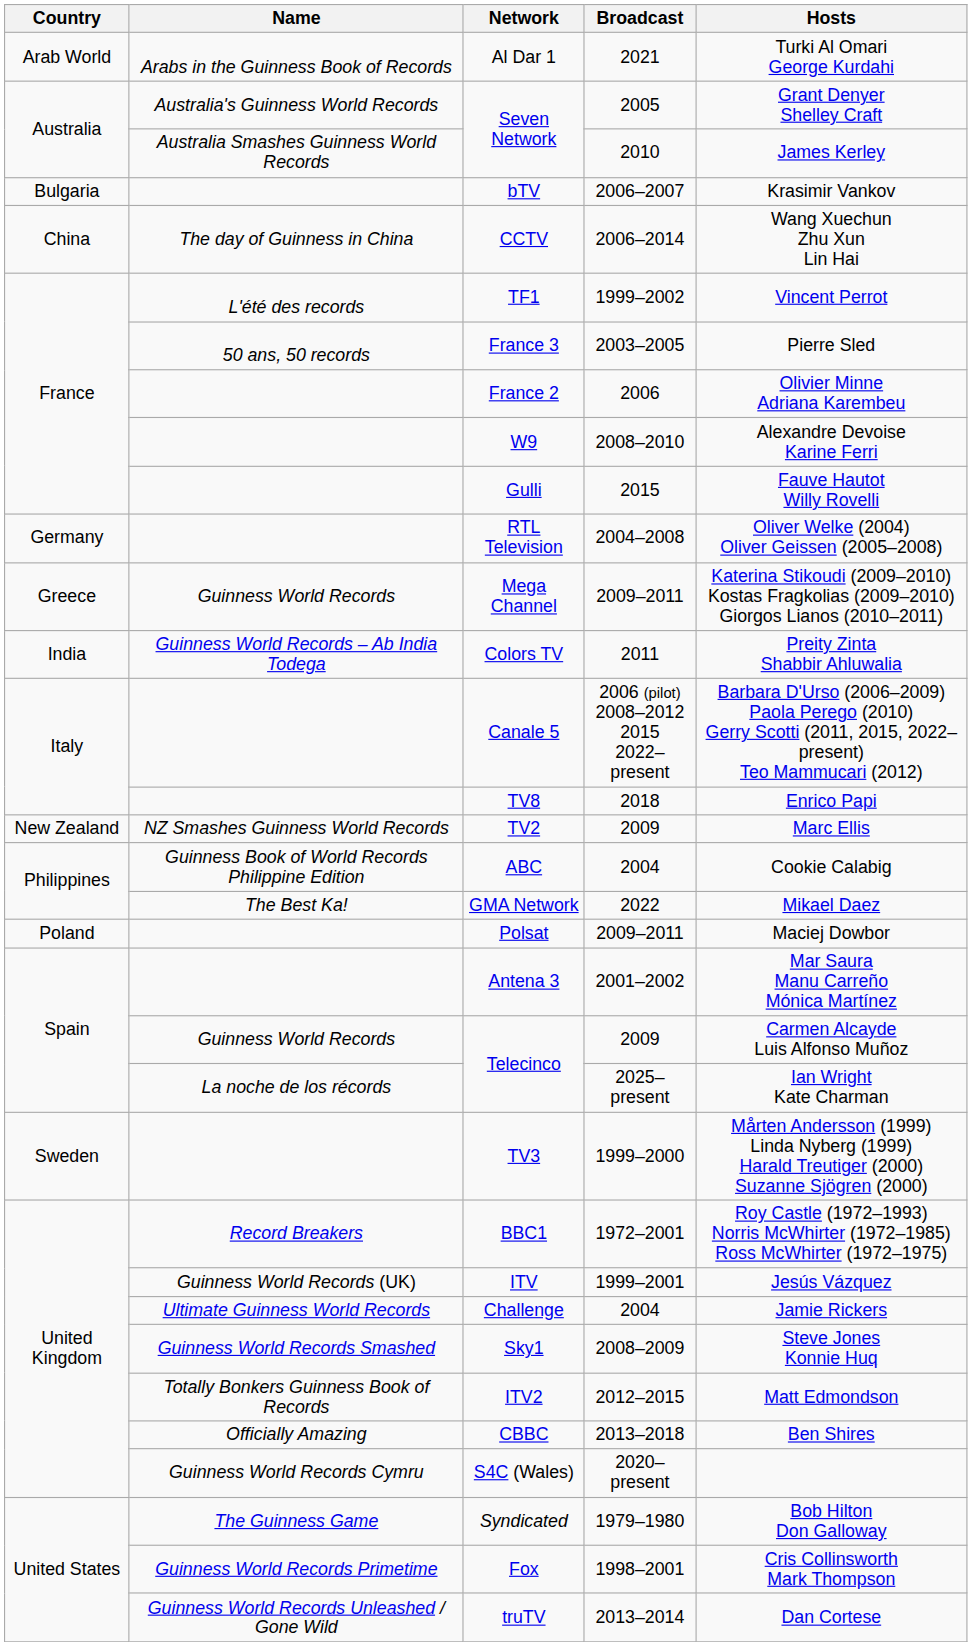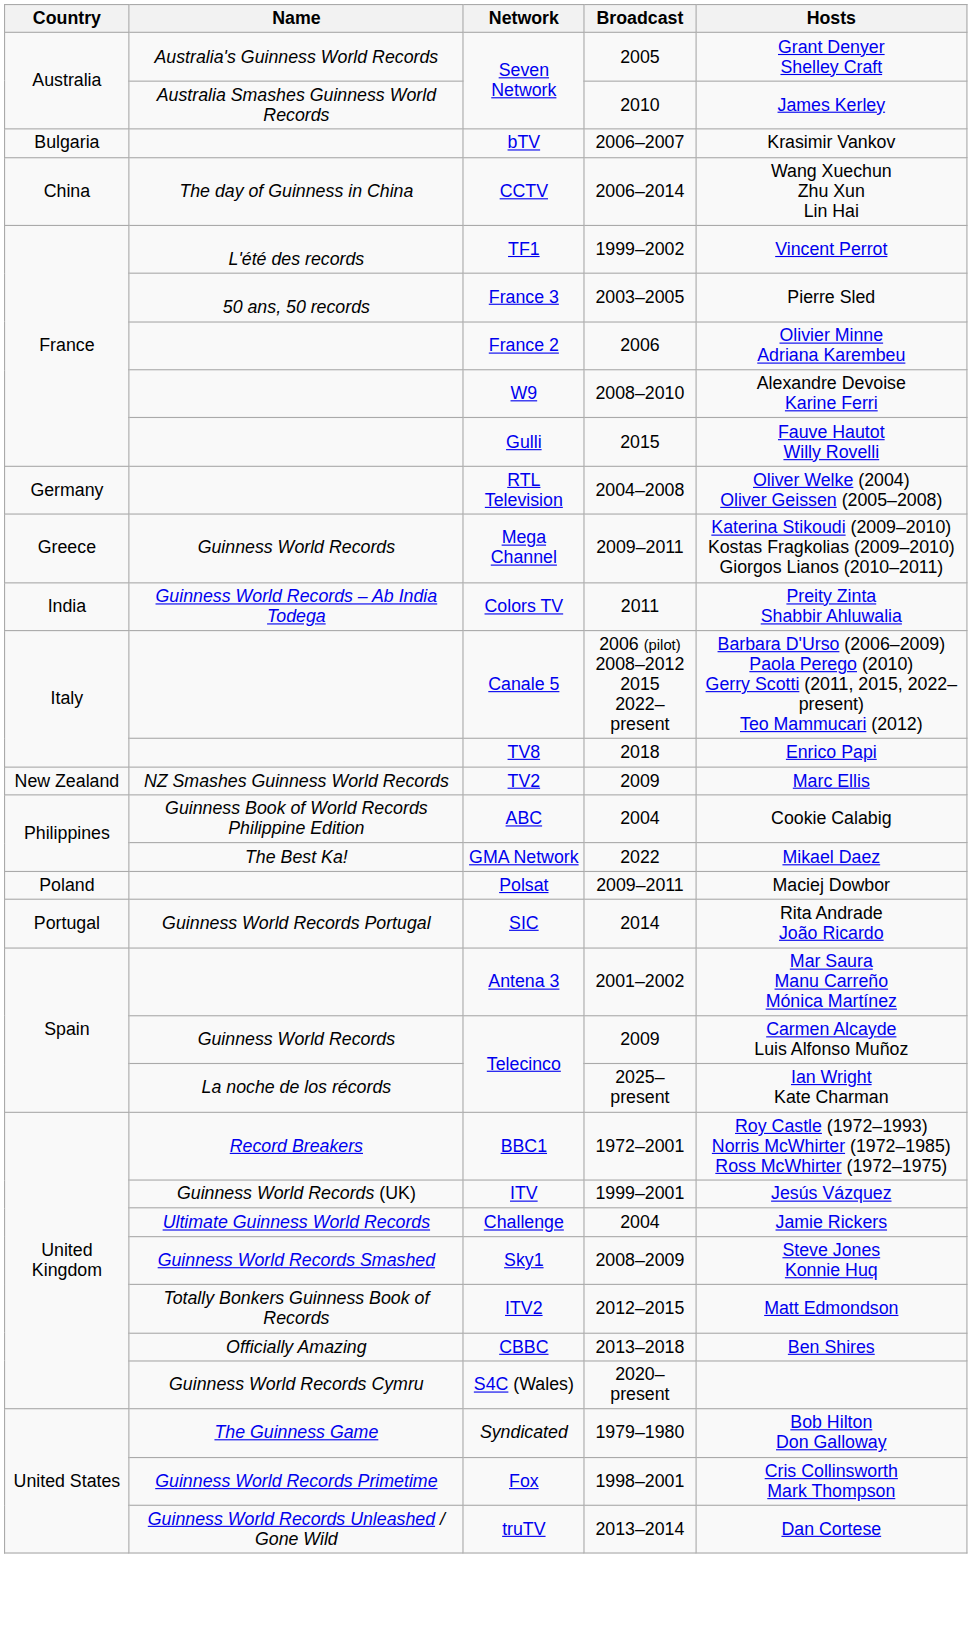- row: (524, 56)
+ row: (524, 923)
- row: (524, 1155)
